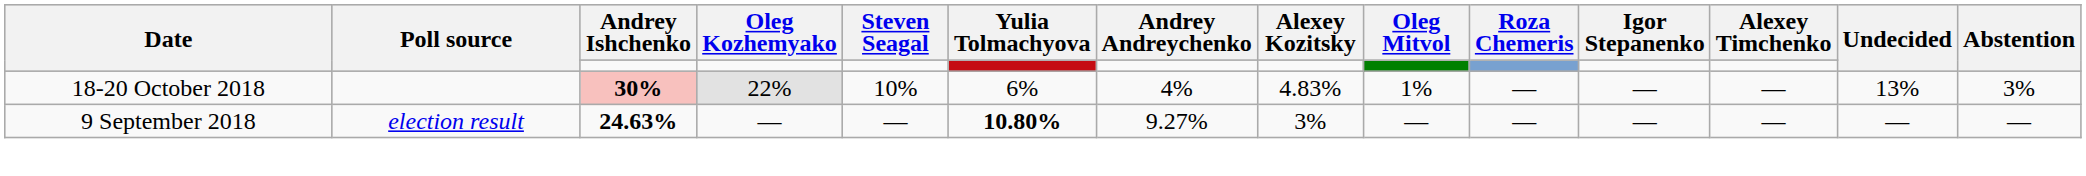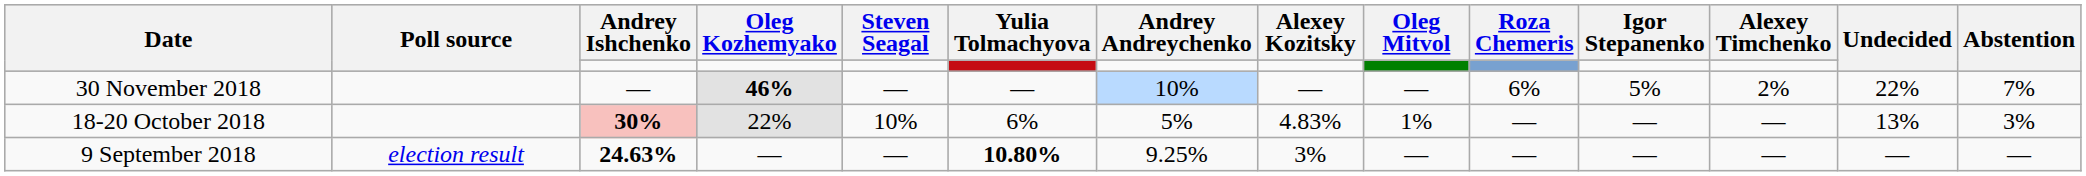+ row: (168, 87)
(1177, 87) 4% -> (1177, 121) 5%
(1177, 121) 9.27% -> (1177, 154) 9.25%
